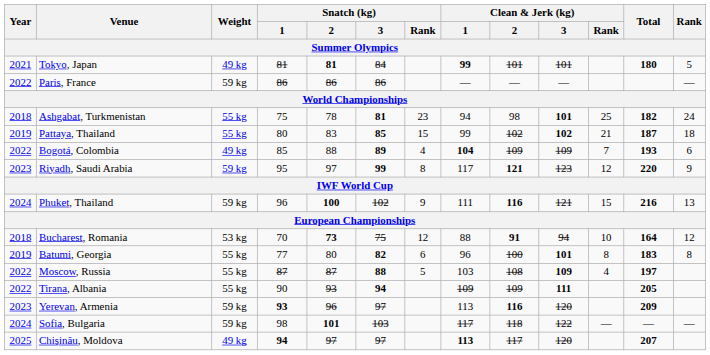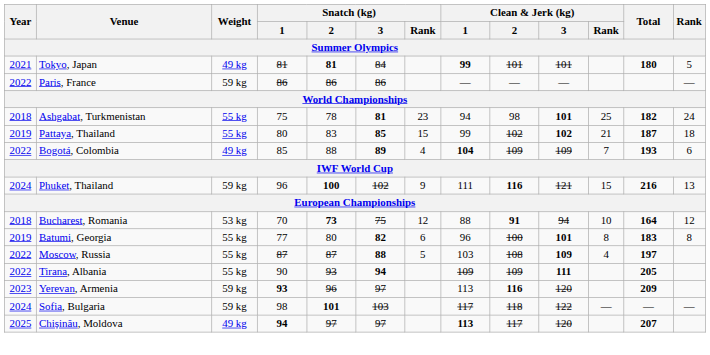- row: (86, 168)
